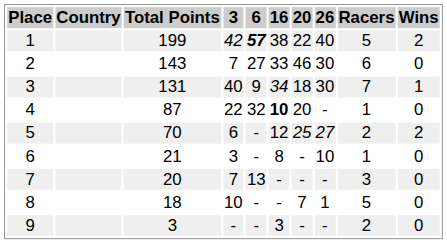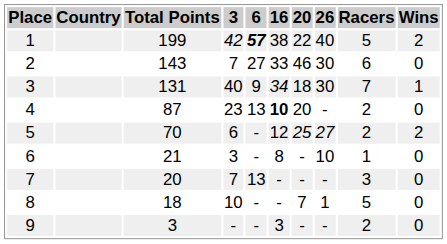(233, 110) 22 -> (233, 110) 23
(256, 110) 32 -> (256, 110) 13
(366, 110) 1 -> (366, 110) 2
